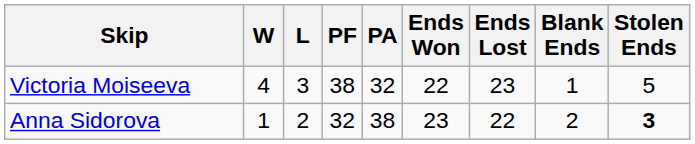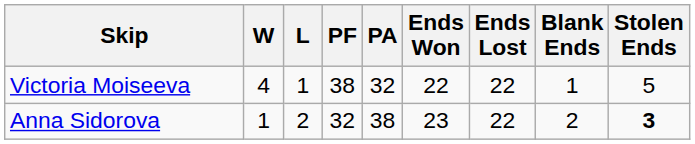(303, 84) 3 -> (303, 84) 1
(503, 84) 23 -> (503, 84) 22
